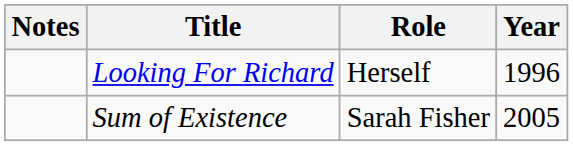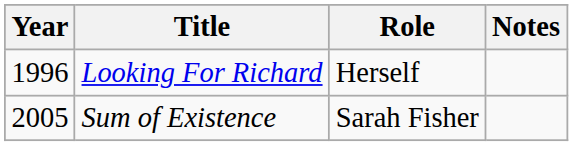columns swapped: (532, 27) <-> (45, 27)
